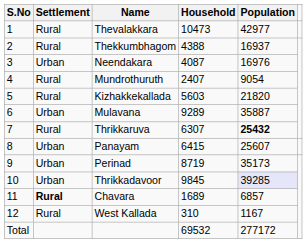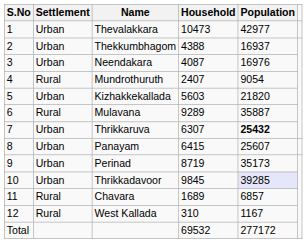(48, 29) Rural -> (50, 29) Urban
(48, 46) Rural -> (50, 46) Urban
(48, 96) Rural -> (50, 96) Urban
(50, 113) Urban -> (48, 113) Rural
(48, 130) Rural -> (50, 130) Urban
(49, 197) bold -> (48, 197) normal
